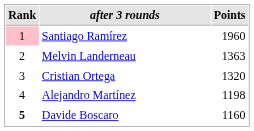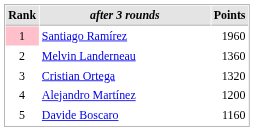(234, 55) 1363 -> (234, 55) 1360
(234, 95) 1198 -> (234, 95) 1200
(22, 115) bold -> (22, 115) normal
